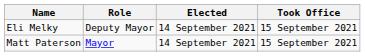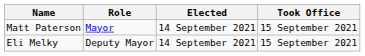rows swapped: (44, 43) <-> (32, 28)
